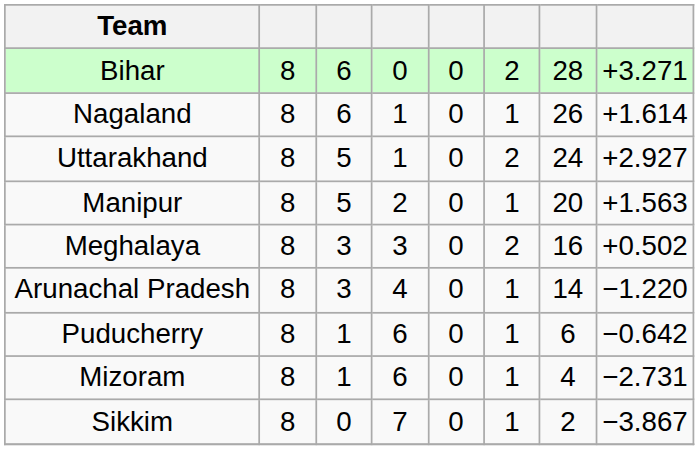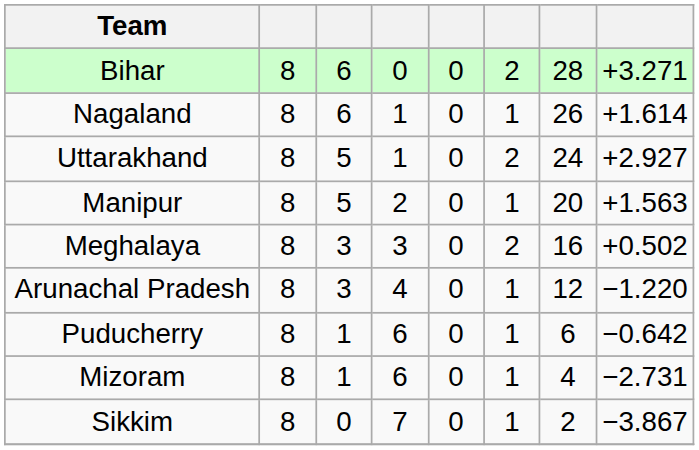(568, 289) 14 -> (568, 289) 12
